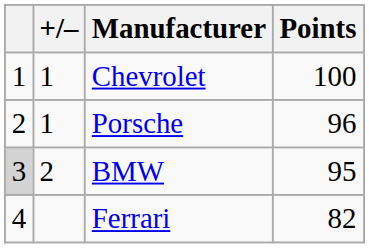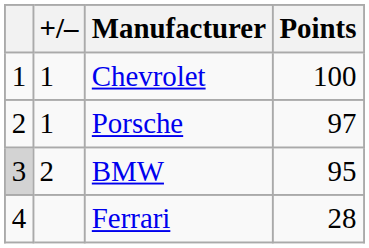(342, 123) 96 -> (342, 123) 97
(342, 218) 82 -> (342, 218) 28
